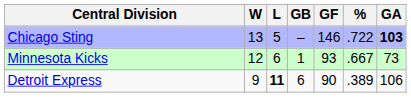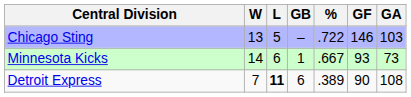columns swapped: (360, 15) <-> (329, 15)
(391, 37) bold -> (391, 37) normal
(256, 59) 12 -> (256, 59) 14
(256, 80) 9 -> (256, 80) 7
(391, 80) 106 -> (391, 80) 108
